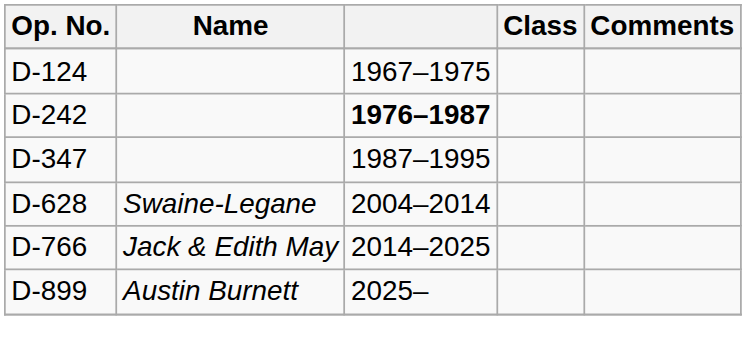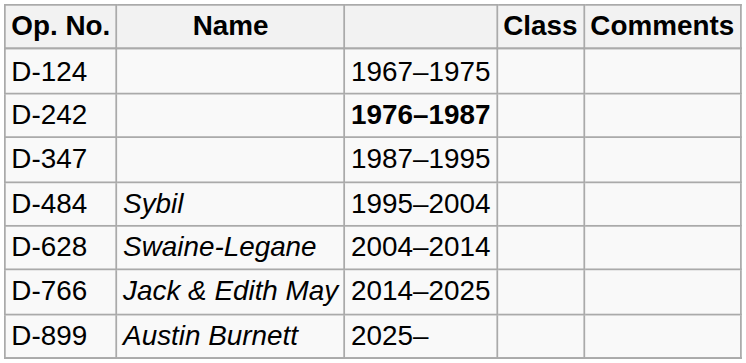+ row: (49, 203)
